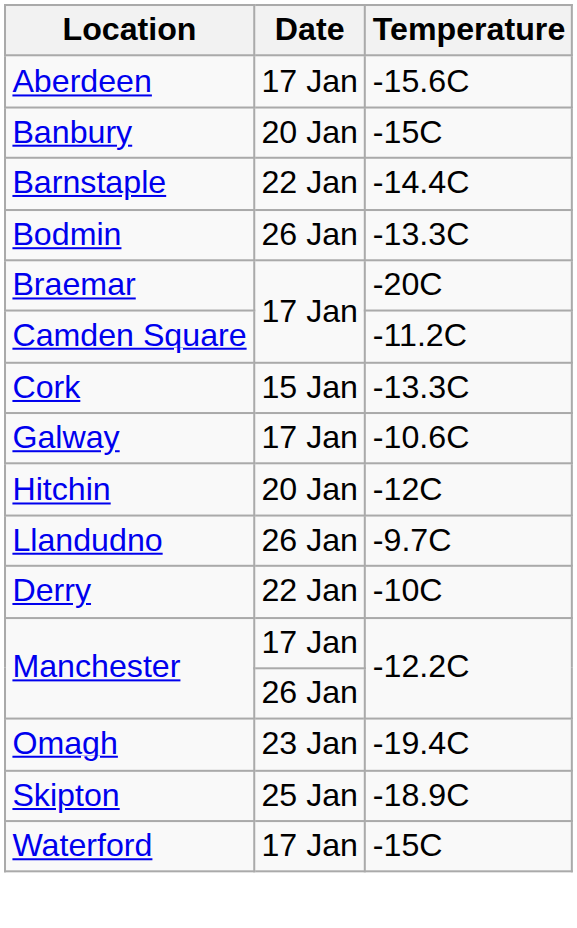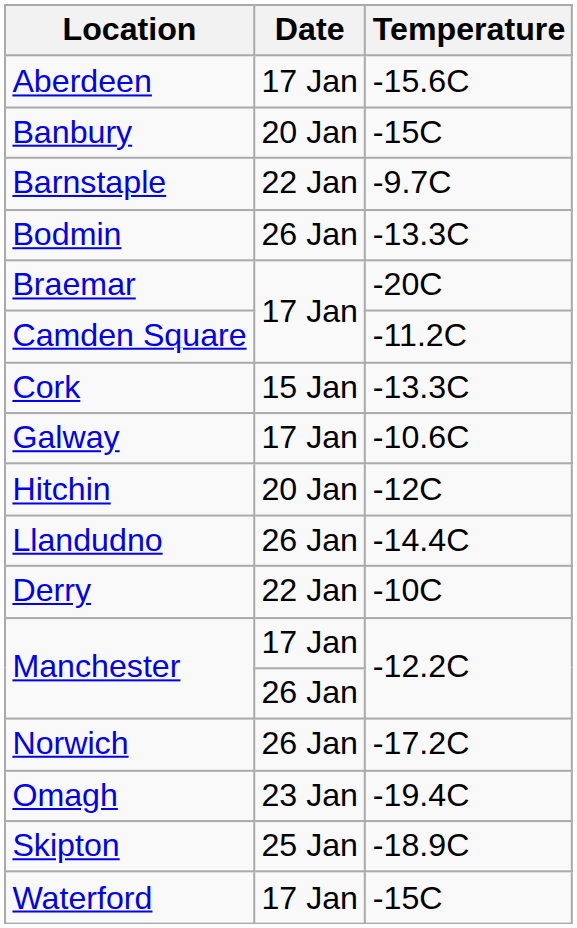(421, 183) -14.4C -> (412, 183) -9.7C
(412, 540) -9.7C -> (421, 540) -14.4C
+ row: (71, 744)
